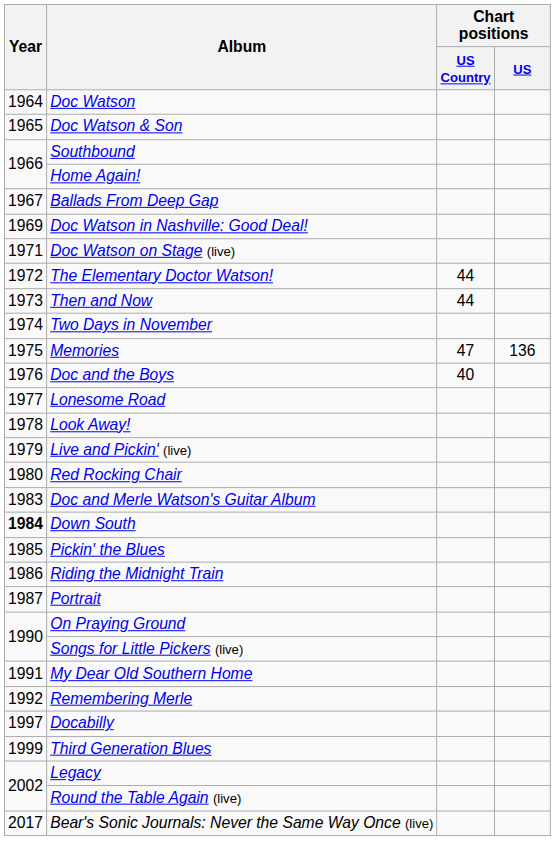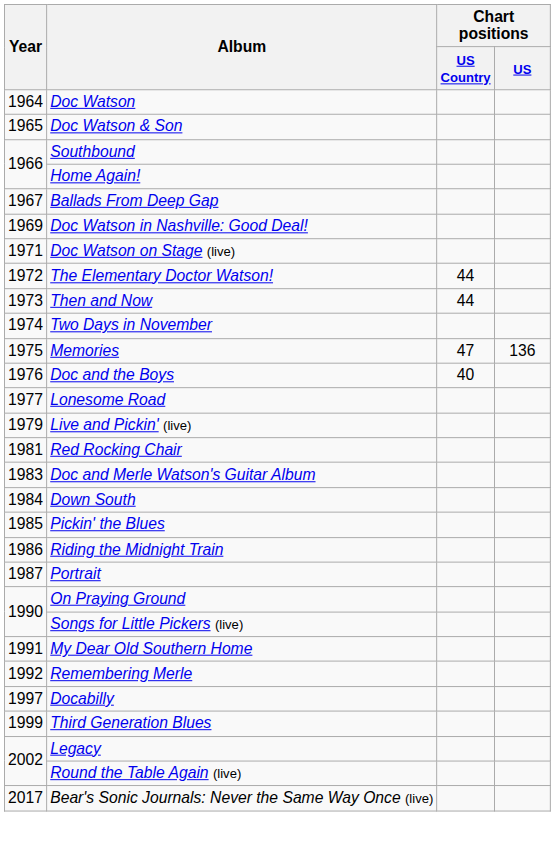- row: (90, 425)
(26, 474) 1980 -> (26, 450) 1981
(26, 524) bold -> (26, 499) normal
